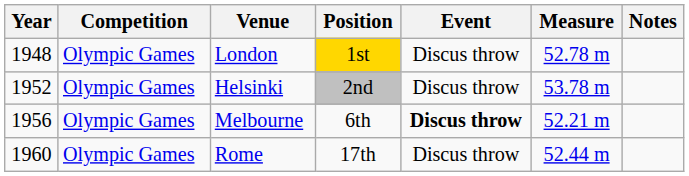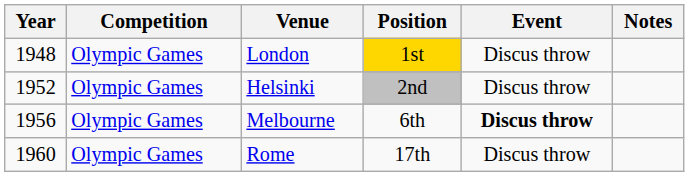- column: (577, 21)
